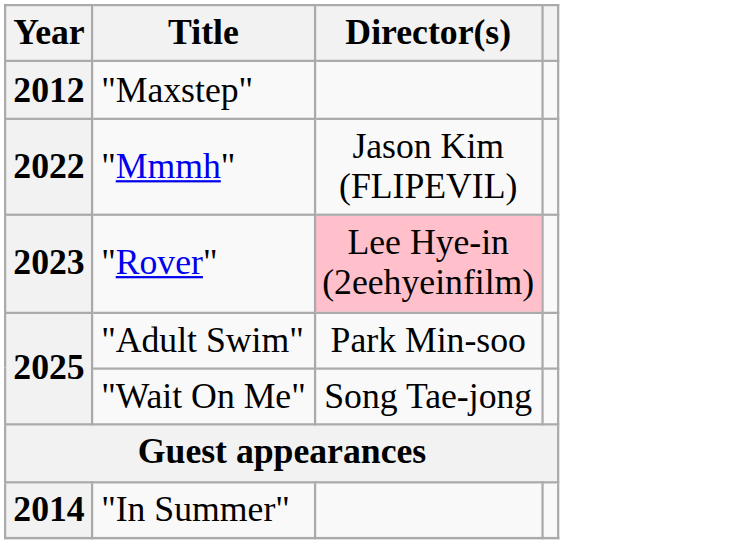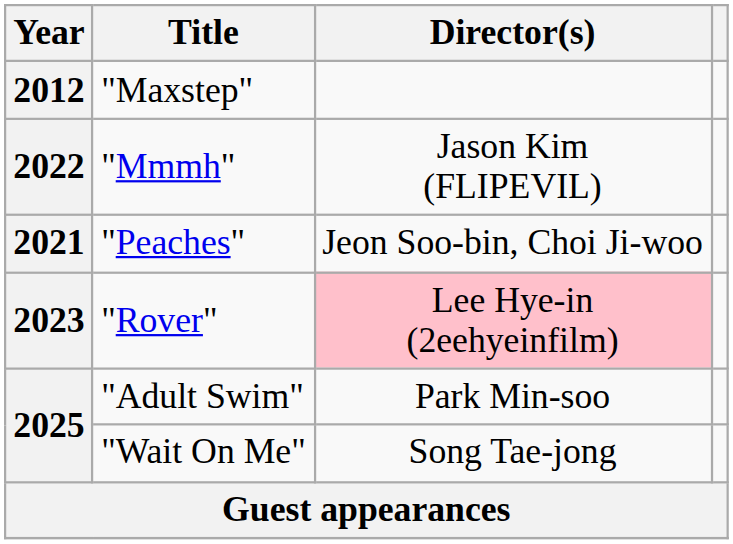+ row: (173, 242)
- row: (195, 509)
